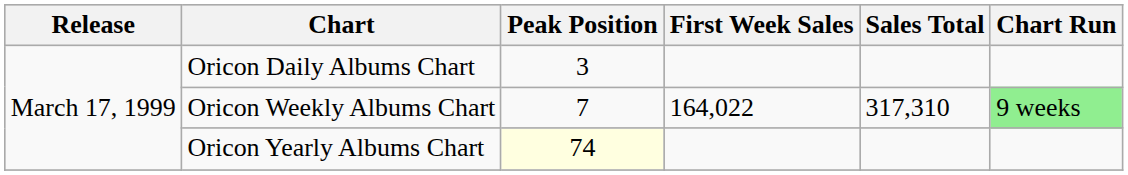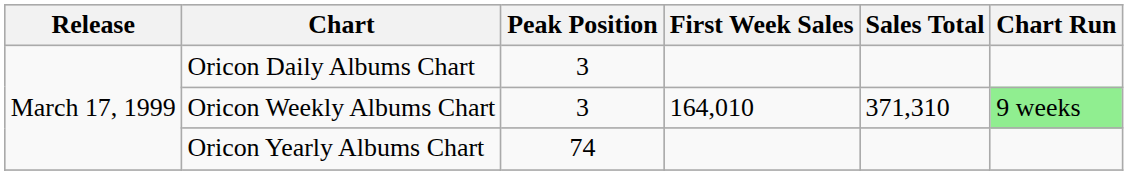(582, 107) 7 -> (582, 107) 3
(712, 107) 164,022 -> (712, 107) 164,010
(908, 107) 317,310 -> (908, 107) 371,310
(582, 148) lightyellow background -> (582, 148) no background
